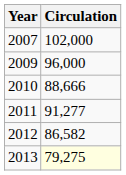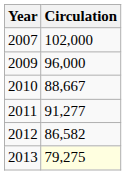(65, 87) 88,666 -> (65, 87) 88,667
